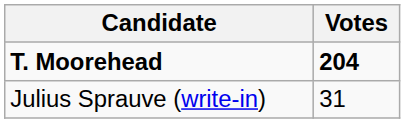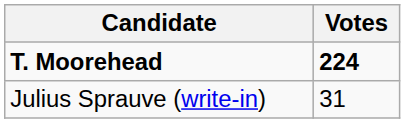(339, 61) 204 -> (339, 61) 224
